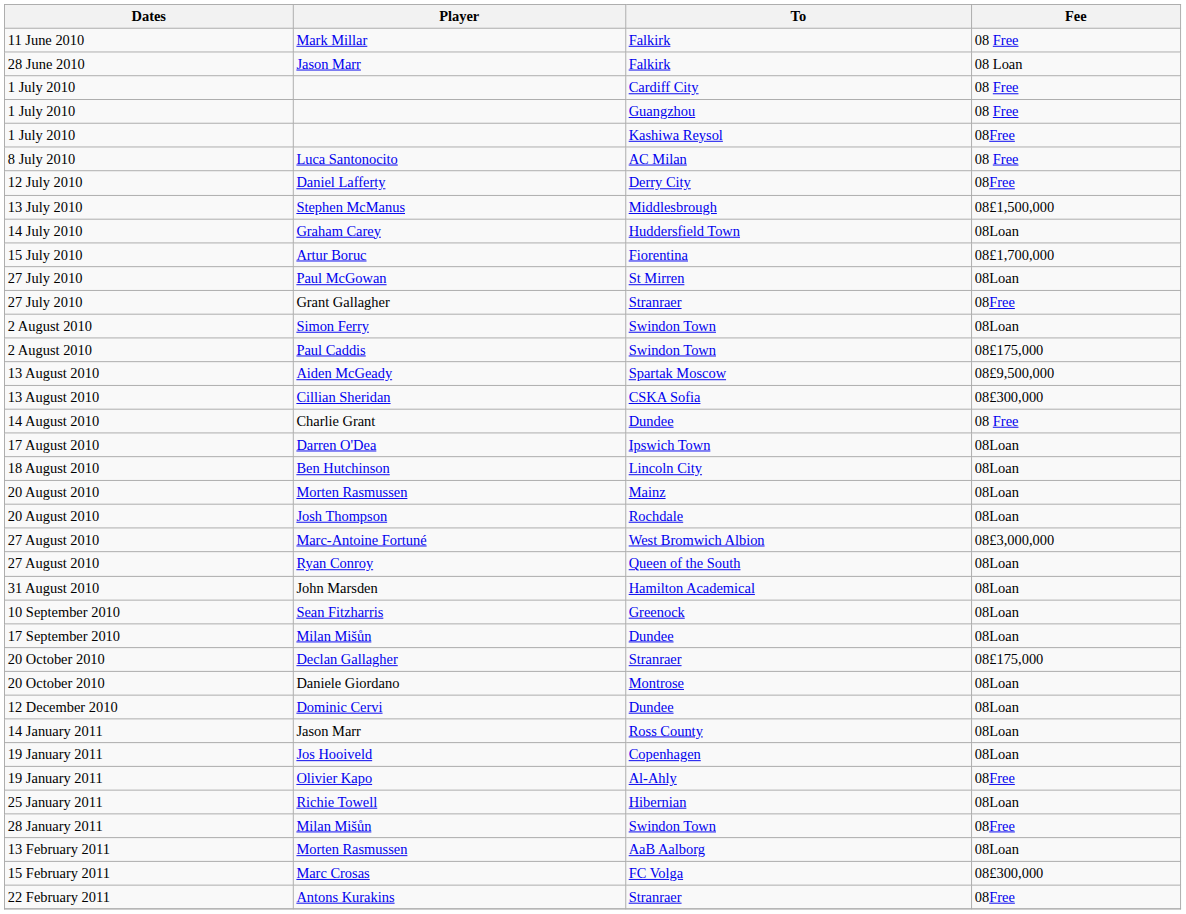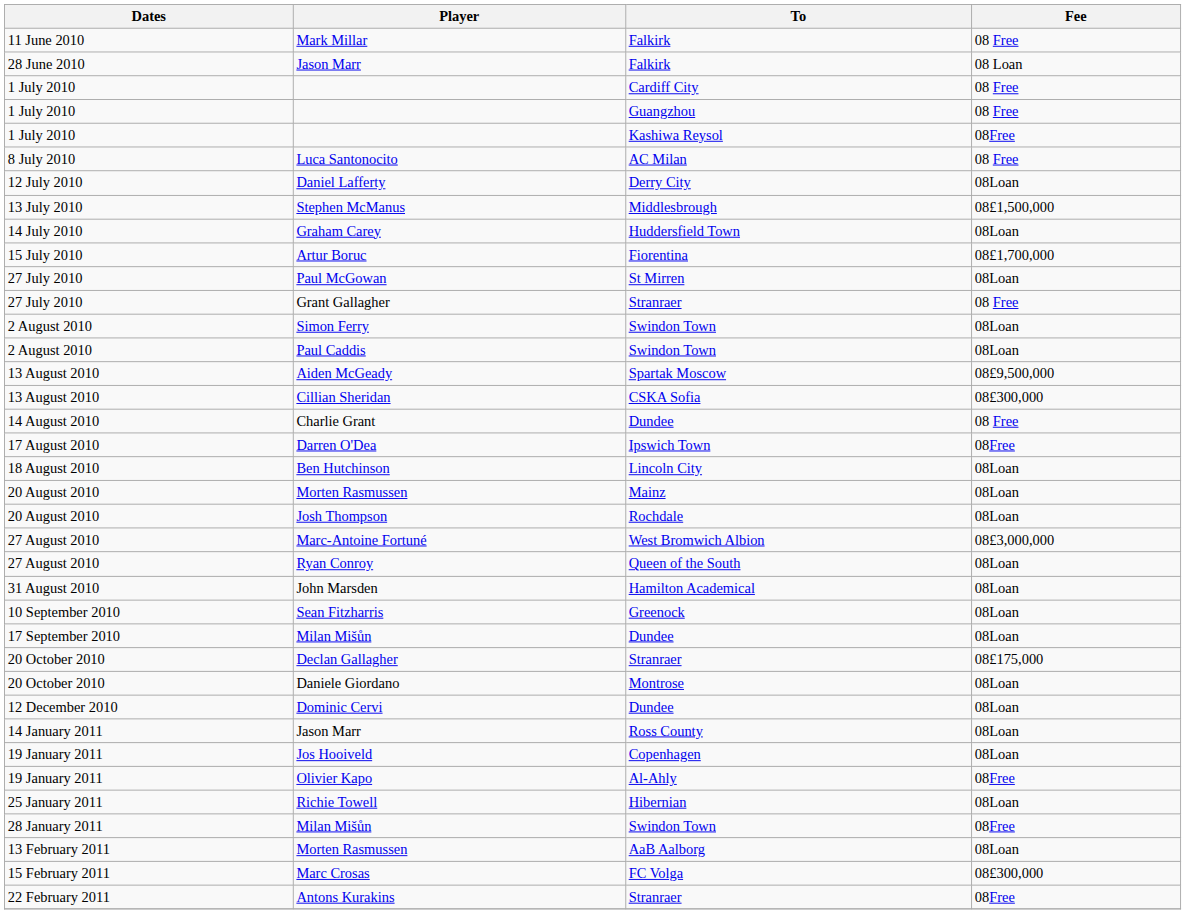(995, 183) 08Free -> (997, 183) 08Loan
(995, 302) 08Free -> (997, 302) 08 Free
(1009, 349) 08£175,000 -> (997, 349) 08Loan
(997, 445) 08Loan -> (995, 445) 08Free
